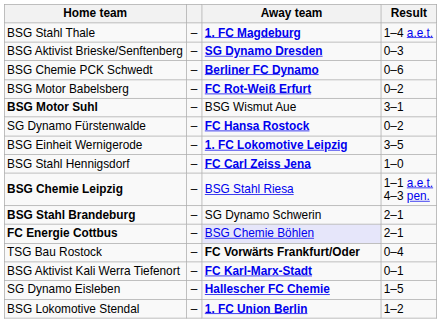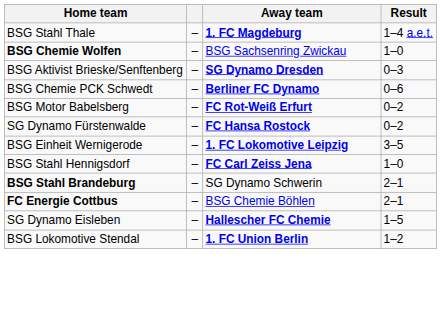+ row: (64, 51)
- row: (52, 107)
- row: (65, 189)
(259, 233) lavender background -> (260, 201) no background
- row: (54, 252)
- row: (94, 271)
